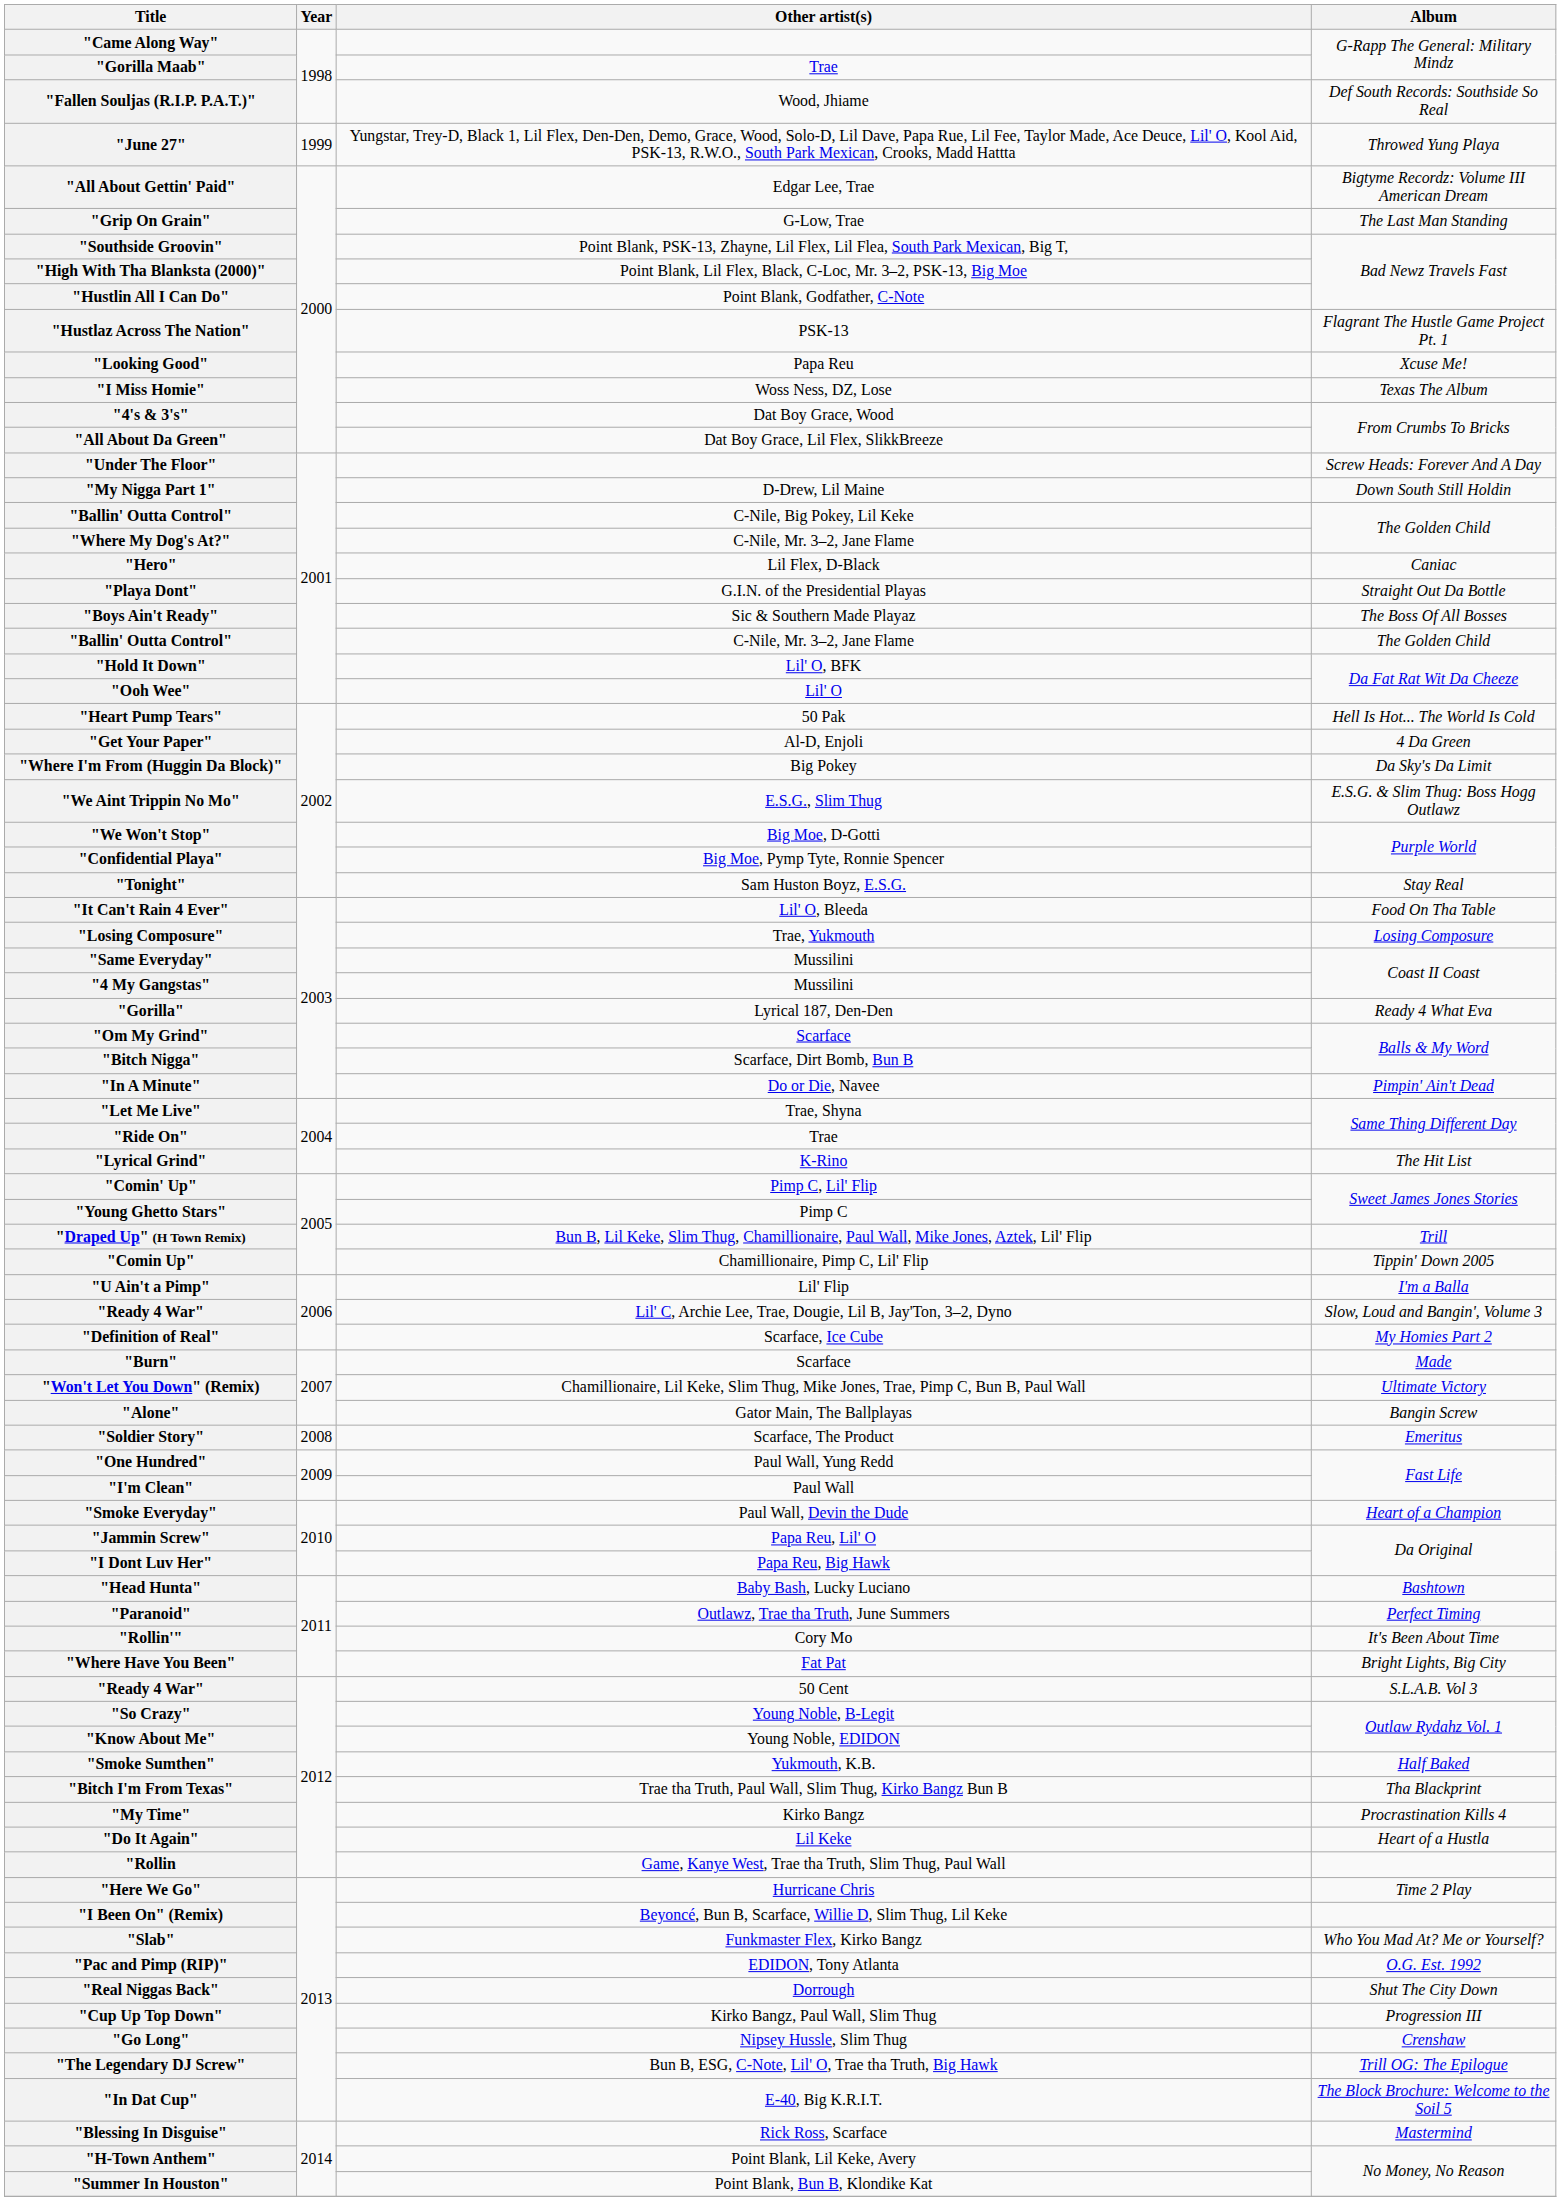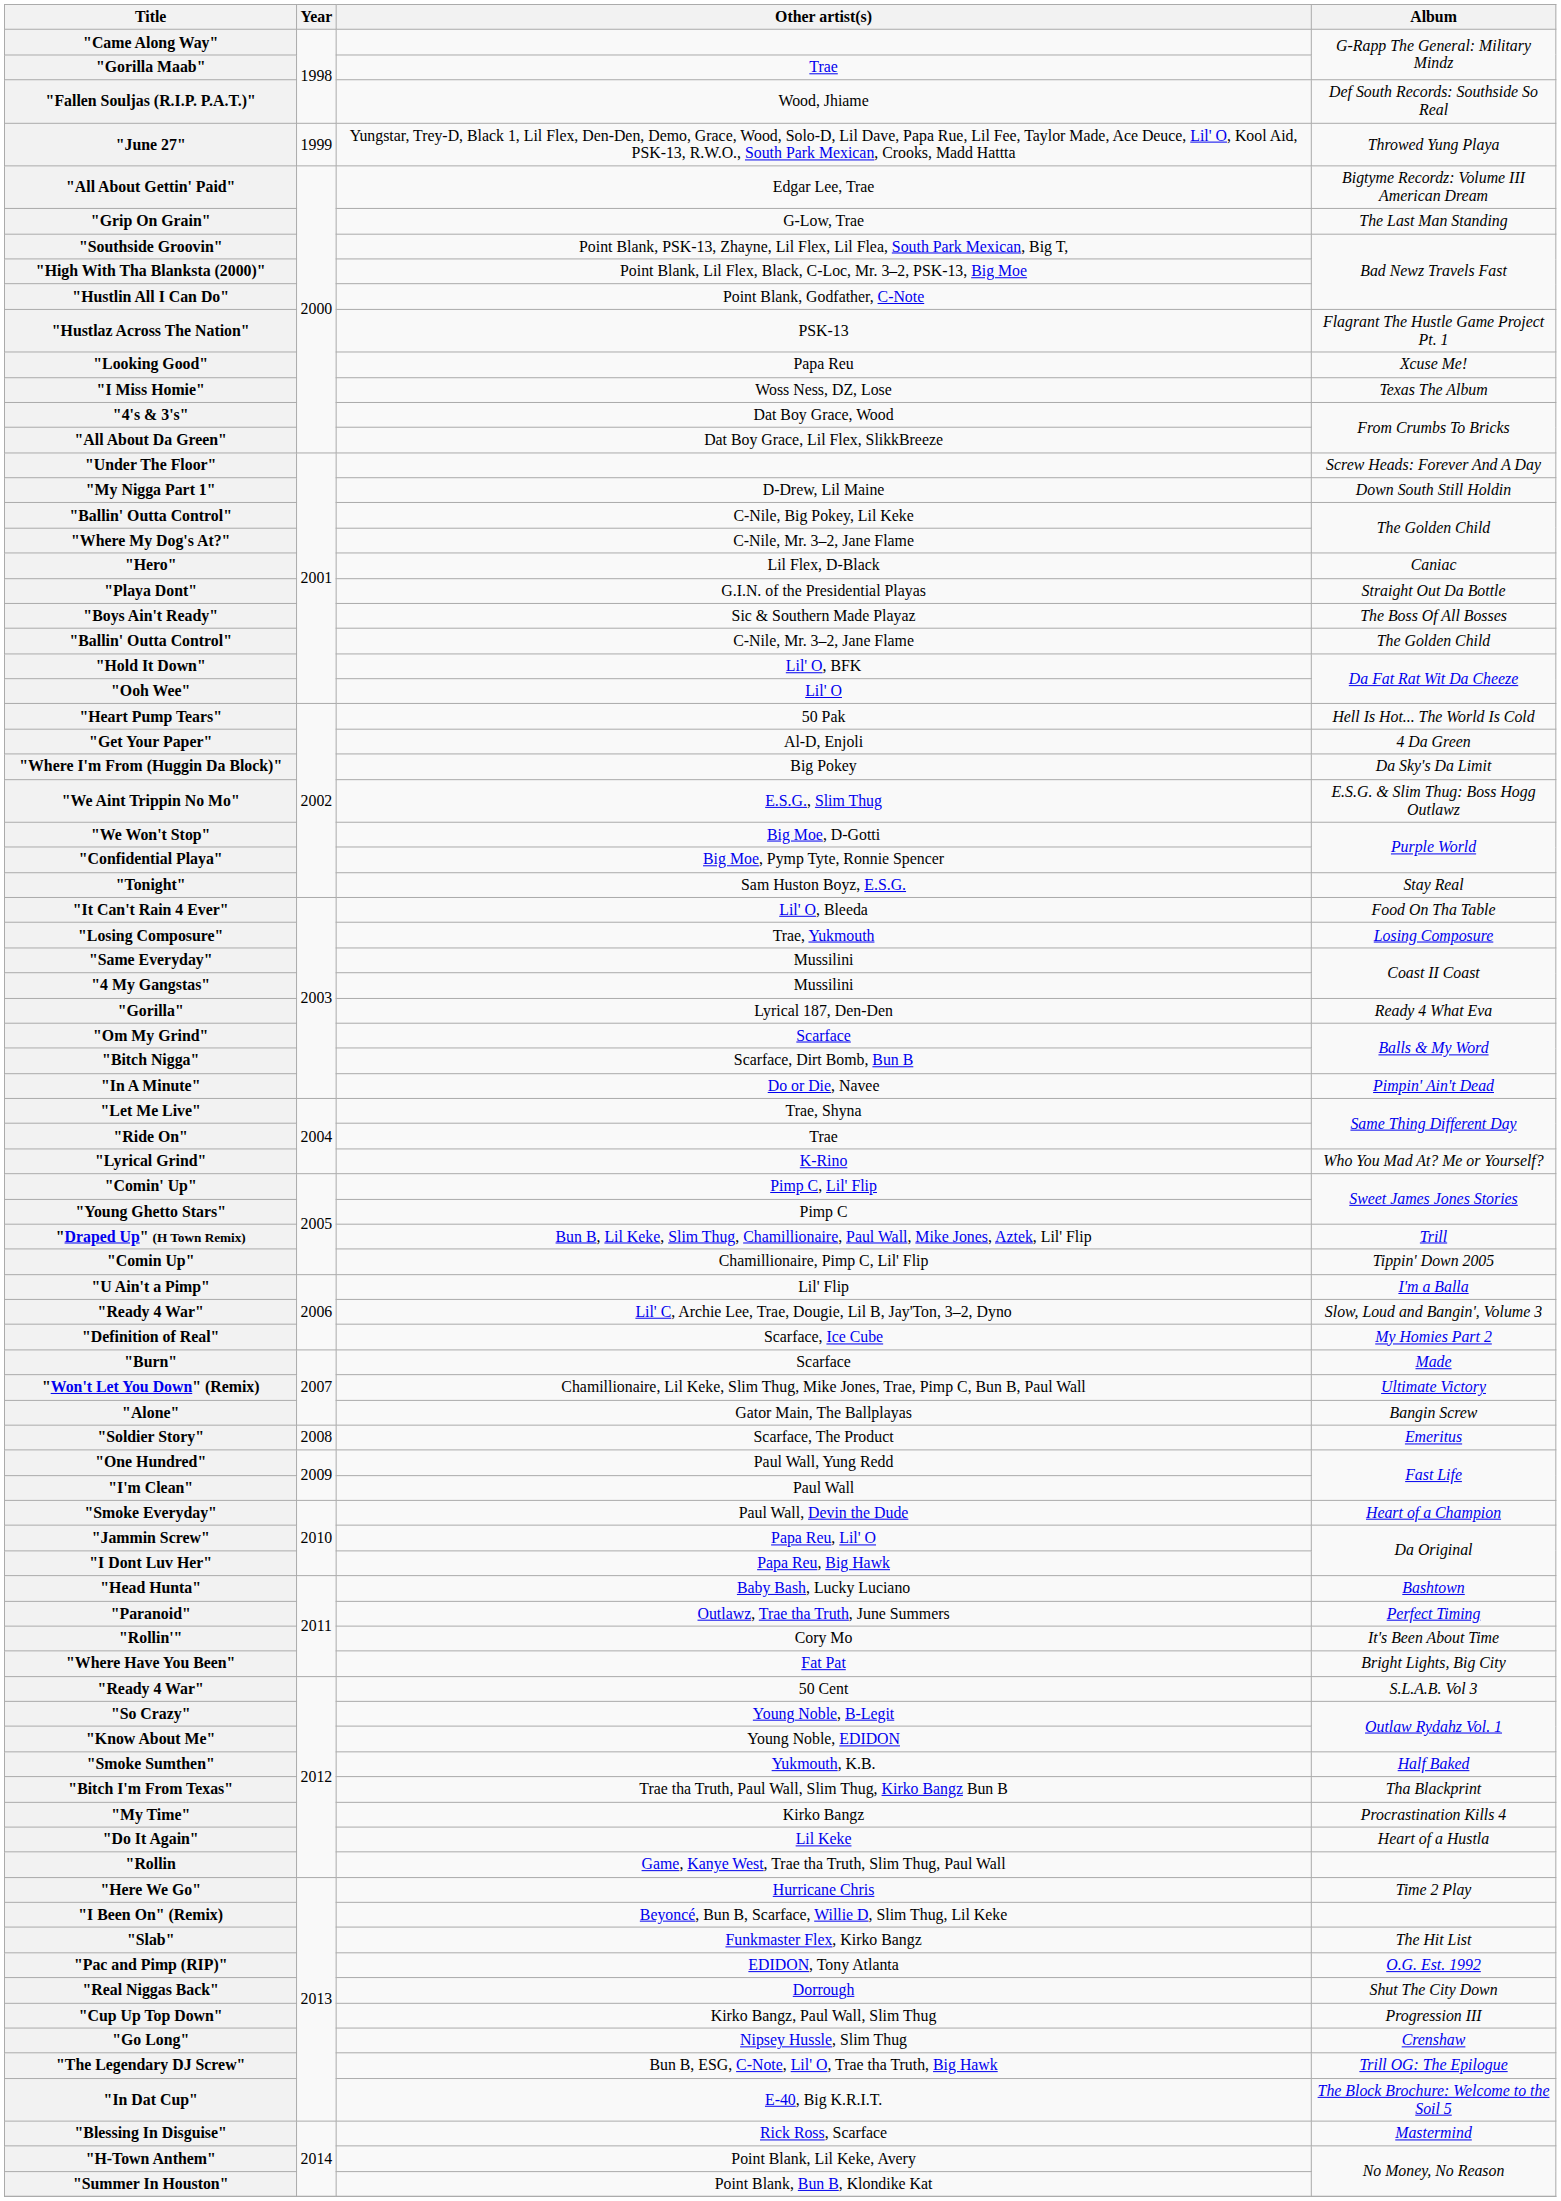(1434, 1161) The Hit List -> (1434, 1161) Who You Mad At? Me or Yourself?
(1434, 1940) Who You Mad At? Me or Yourself? -> (1434, 1940) The Hit List
